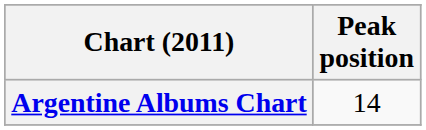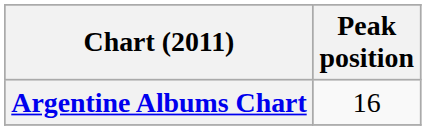(367, 102) 14 -> (367, 102) 16
